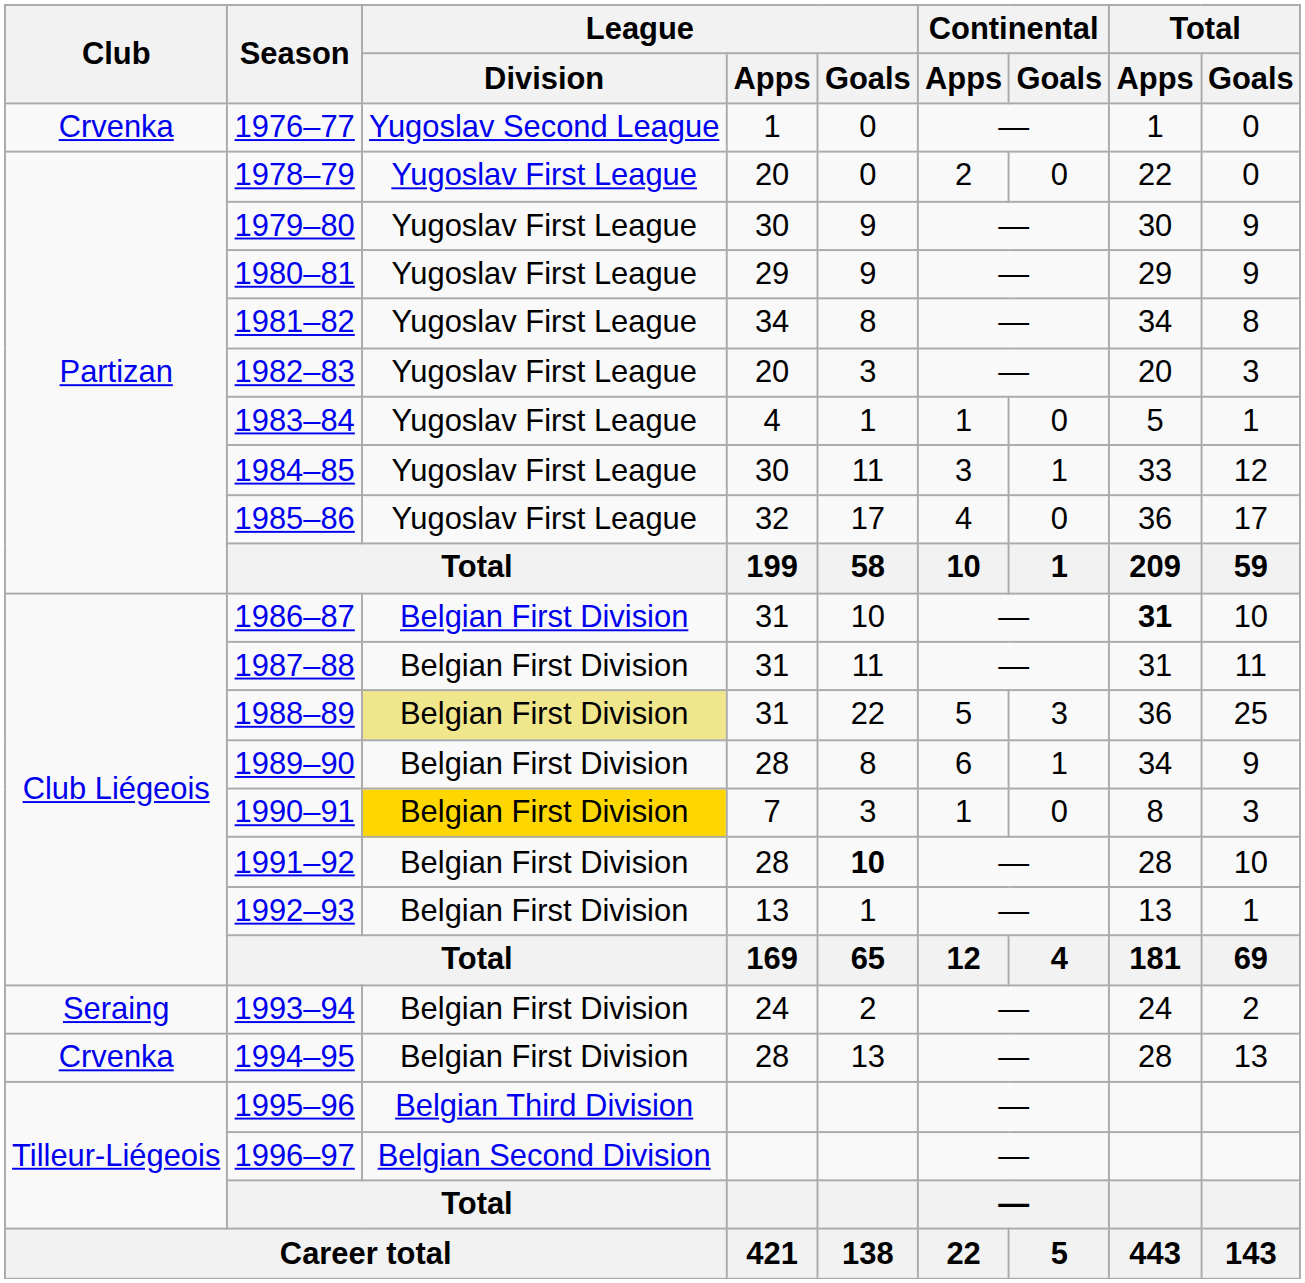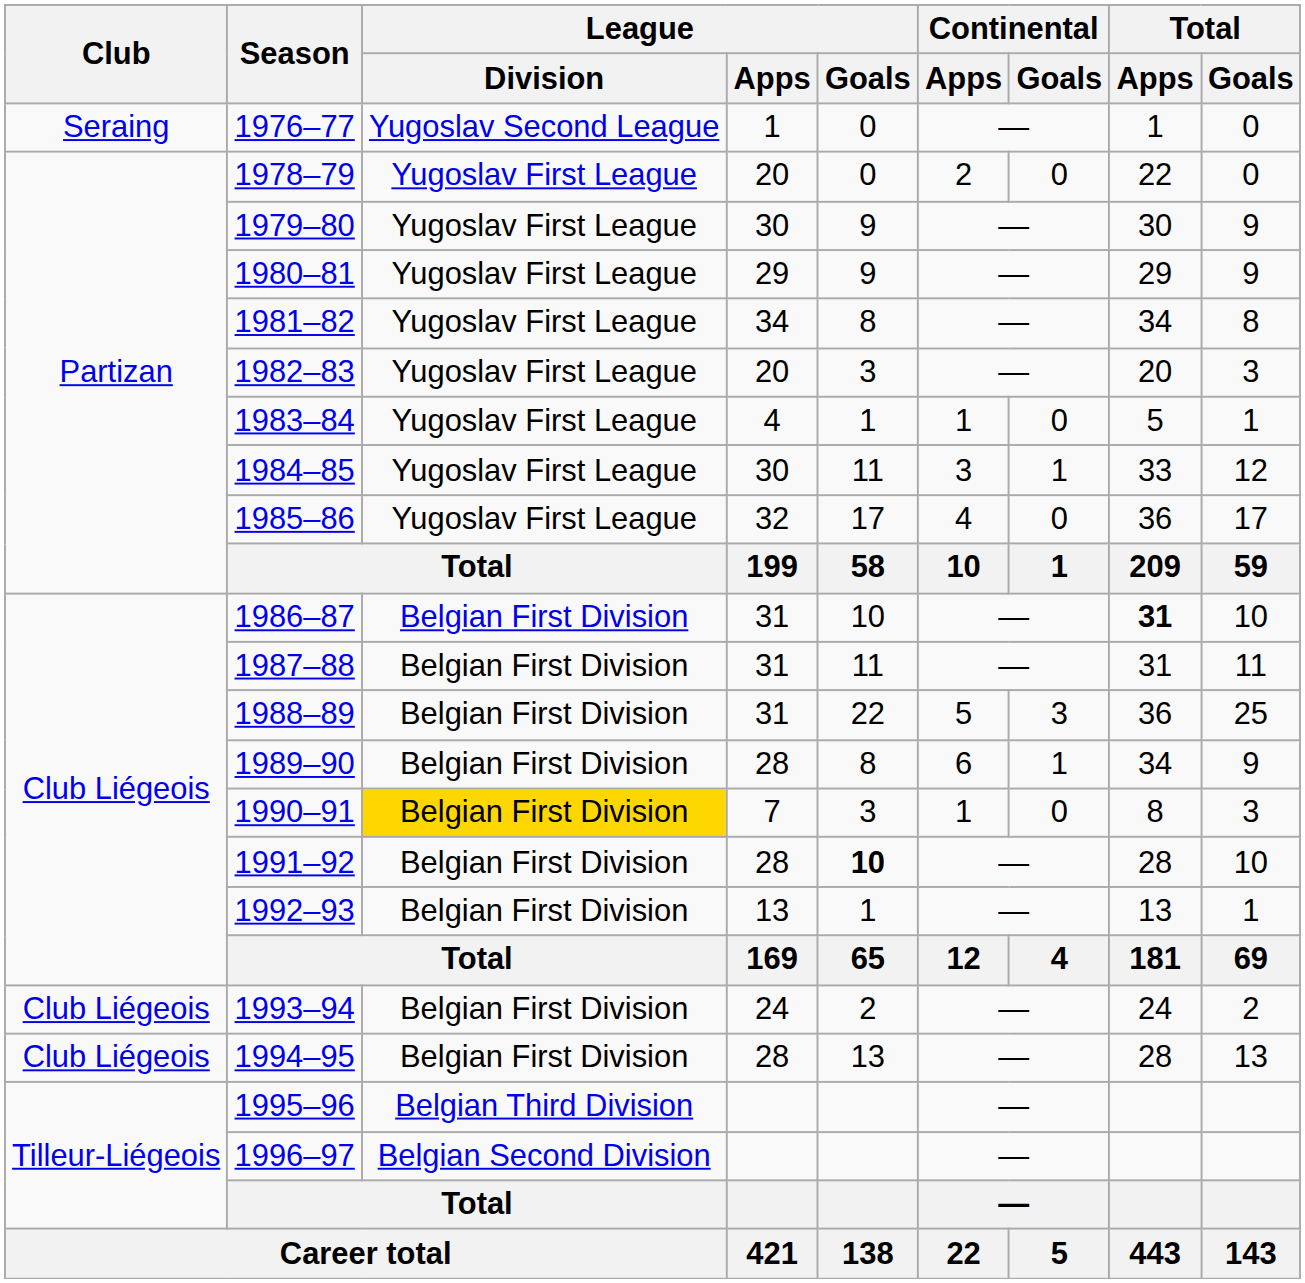(116, 126) Crvenka -> (116, 126) Seraing
(544, 714) khaki background -> (544, 714) no background
(116, 1008) Seraing -> (116, 1008) Club Liégeois
(116, 1057) Crvenka -> (116, 1057) Club Liégeois
